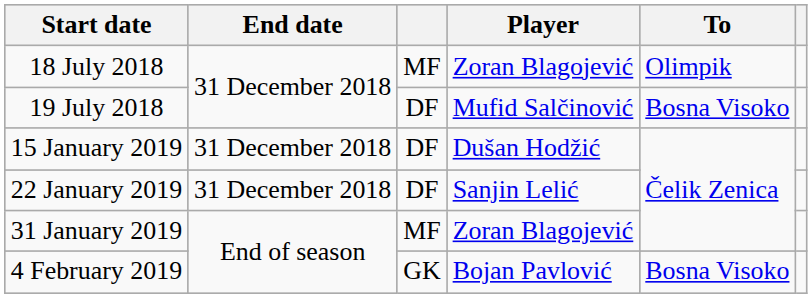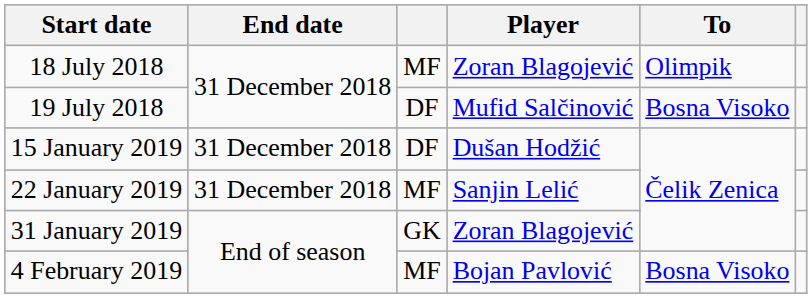(422, 189) DF -> (422, 189) MF
(422, 230) MF -> (422, 230) GK
(422, 271) GK -> (422, 271) MF
